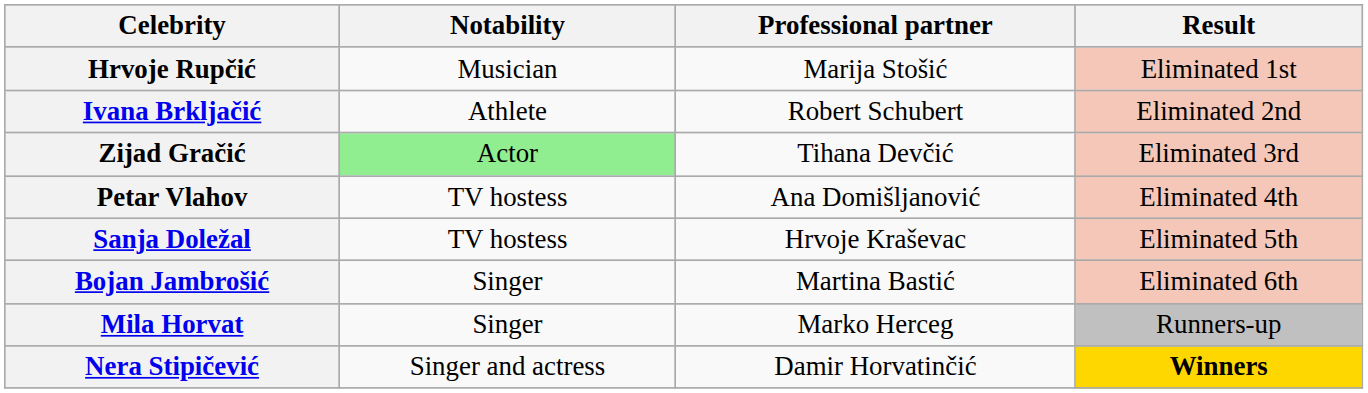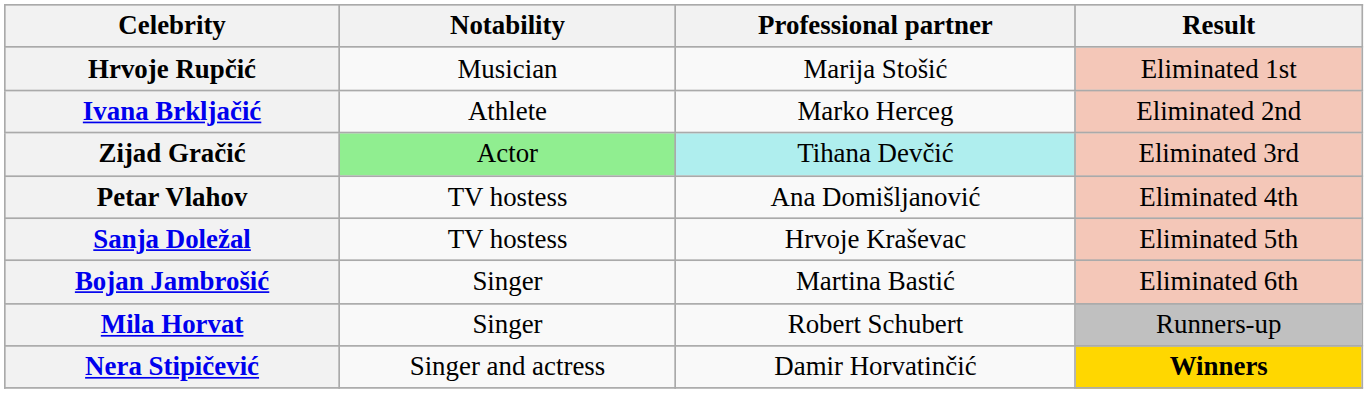(875, 111) Robert Schubert -> (875, 111) Marko Herceg
(875, 153) no background -> (875, 153) paleturquoise background
(875, 324) Marko Herceg -> (875, 324) Robert Schubert
